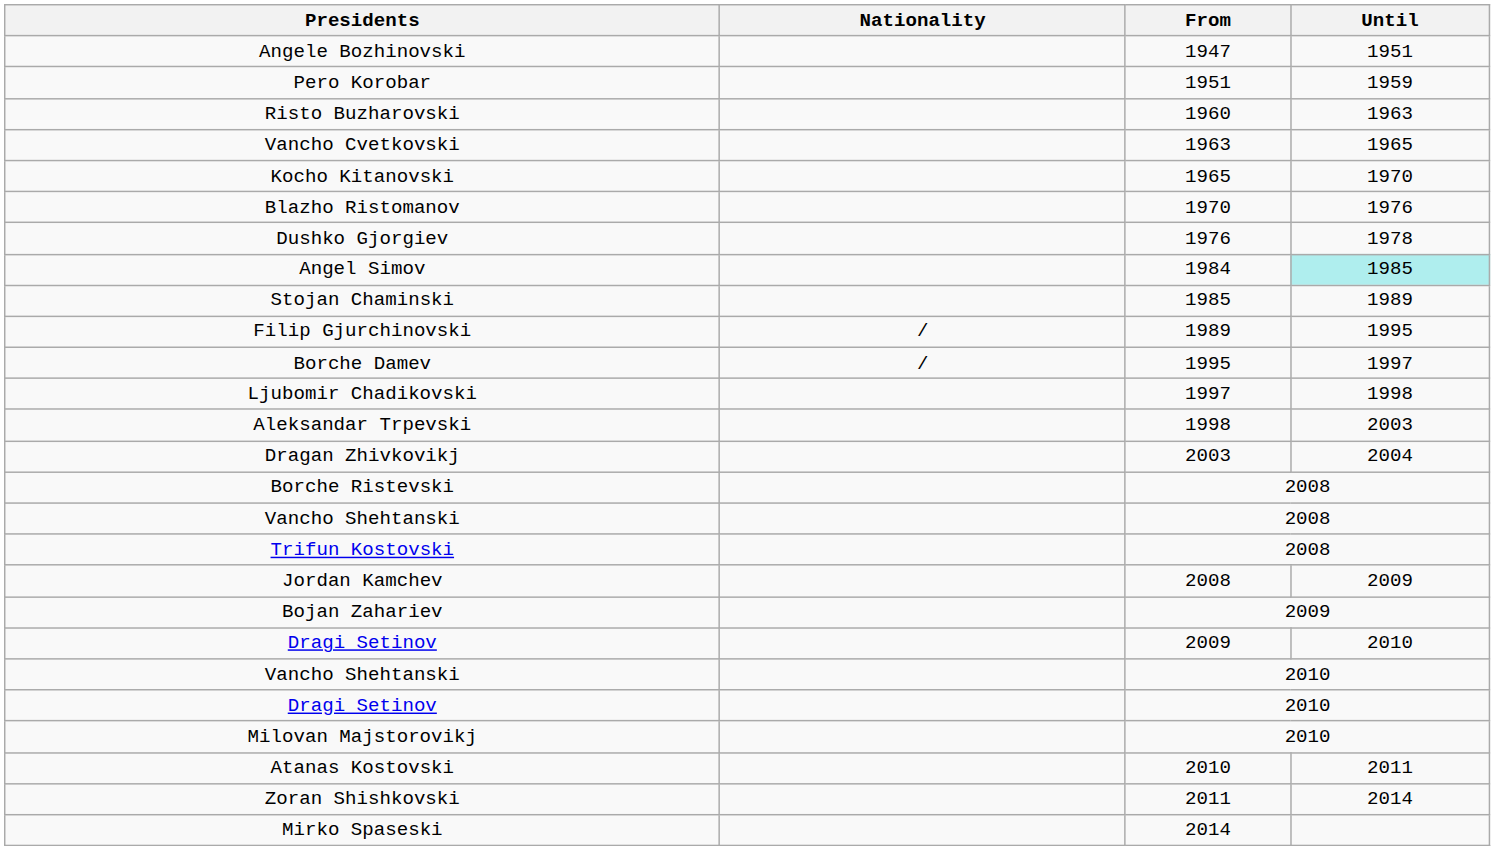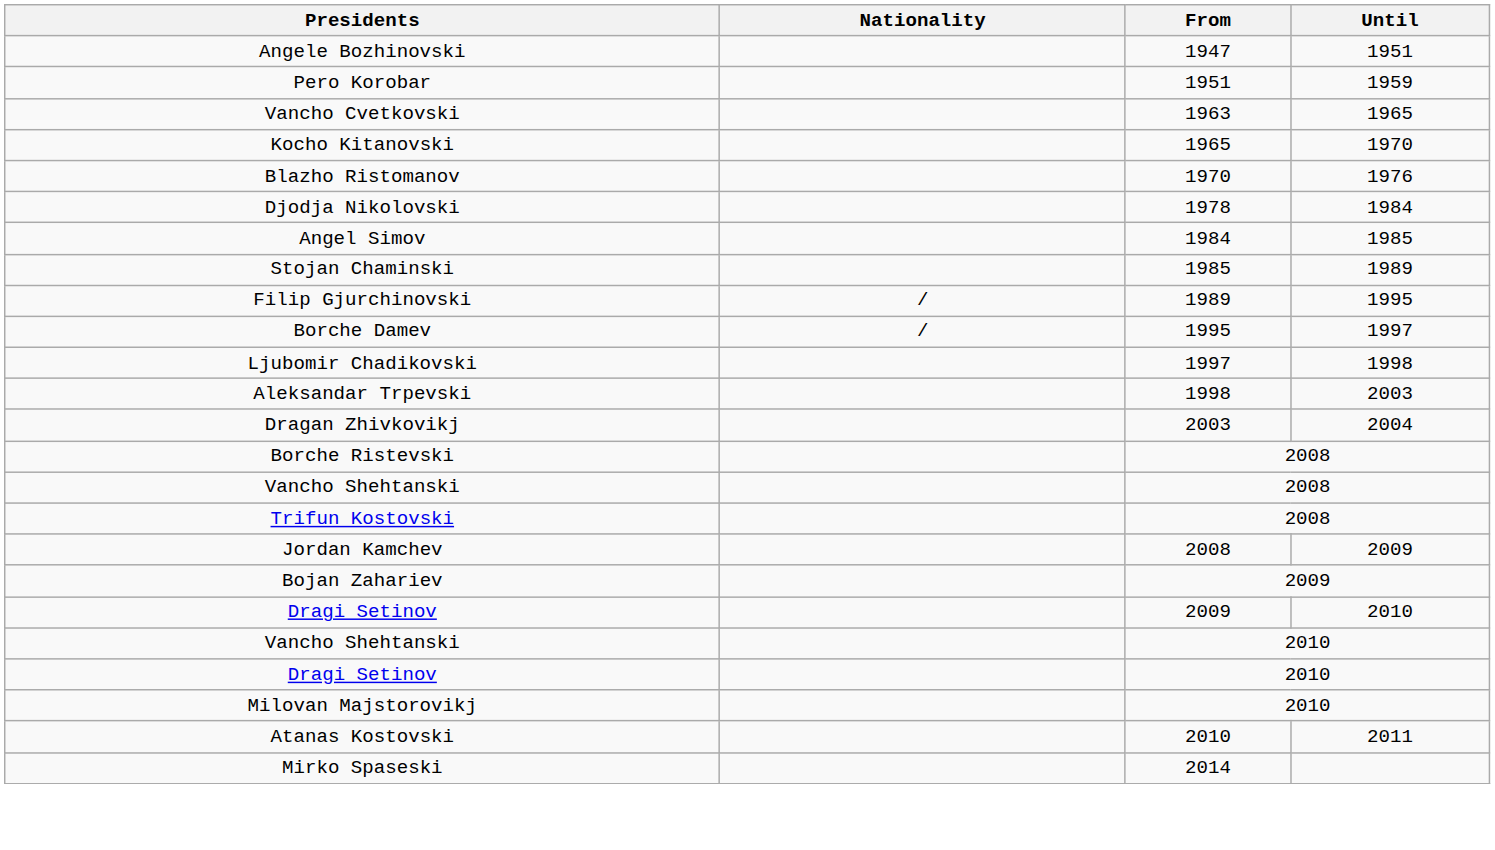- row: (362, 114)
- row: (362, 238)
+ row: (362, 207)
(1390, 269) paleturquoise background -> (1390, 238) no background
- row: (362, 799)
